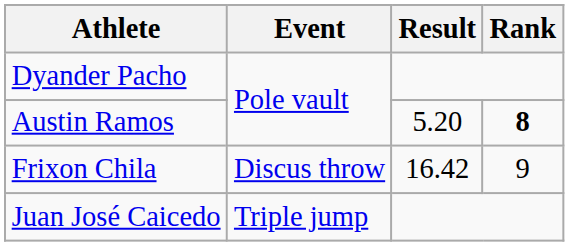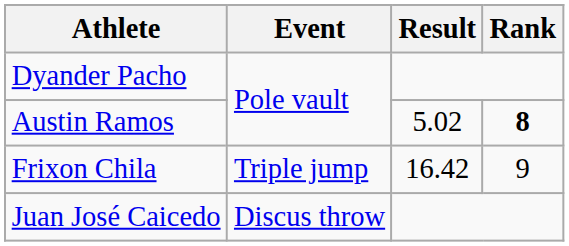(437, 122) 5.20 -> (437, 122) 5.02
(310, 169) Discus throw -> (301, 169) Triple jump
(301, 216) Triple jump -> (310, 216) Discus throw
